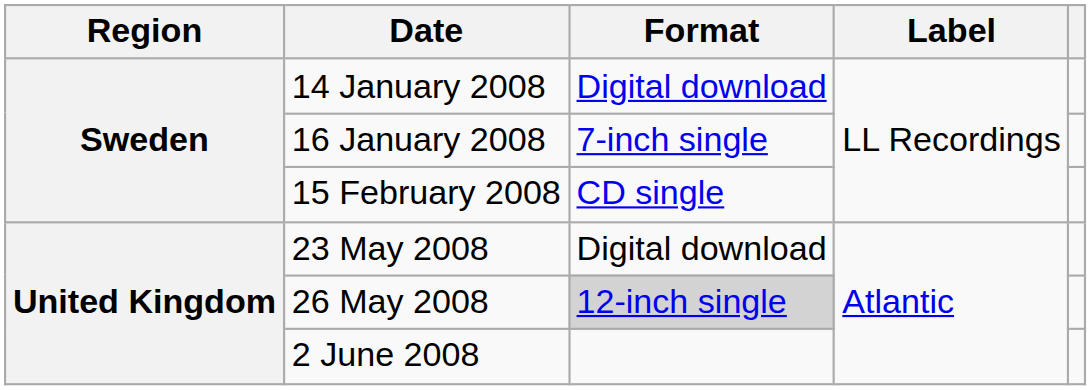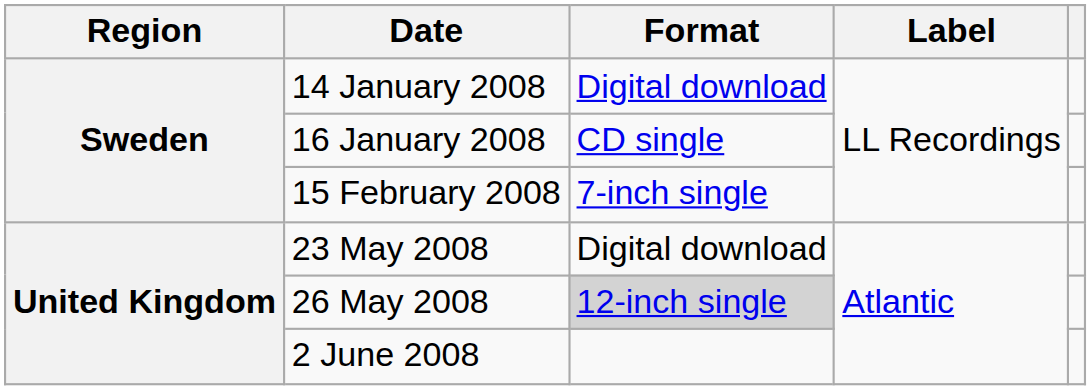(672, 139) 7-inch single -> (650, 139) CD single
(650, 193) CD single -> (672, 193) 7-inch single
